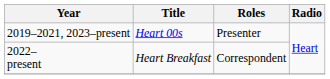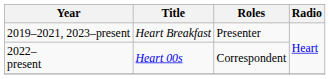(159, 32) Heart 00s -> (173, 32) Heart Breakfast
(173, 58) Heart Breakfast -> (159, 58) Heart 00s
